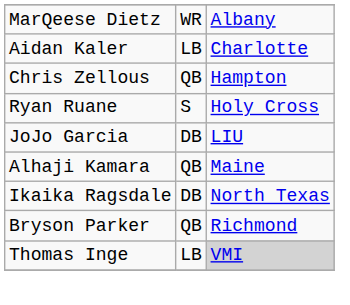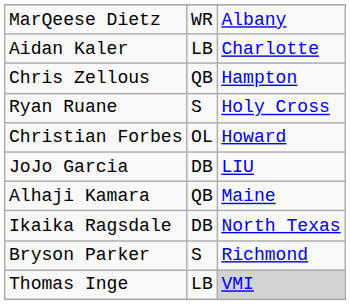+ row: (96, 137)
(191, 226) QB -> (197, 255) S
